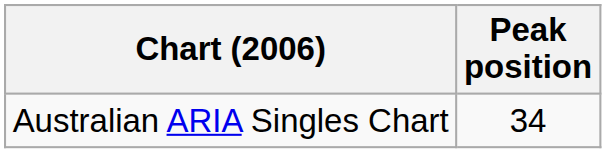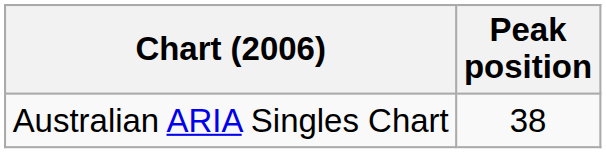(528, 119) 34 -> (528, 119) 38
